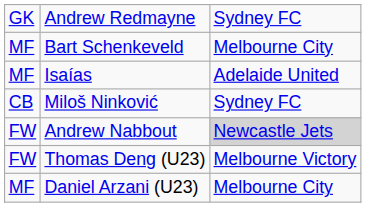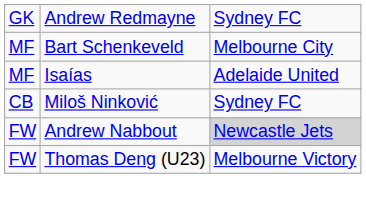- row: (121, 187)
